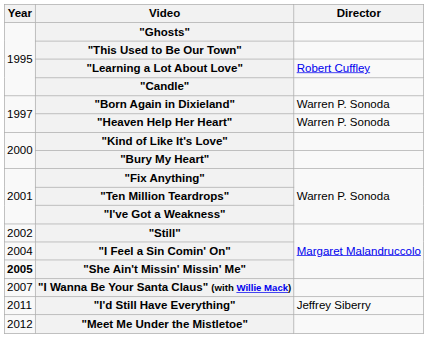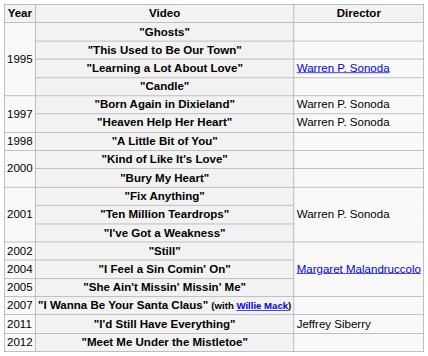(333, 68) Robert Cuffley -> (343, 68) Warren P. Sonoda
+ row: (165, 141)
(20, 269) bold -> (20, 287) normal
